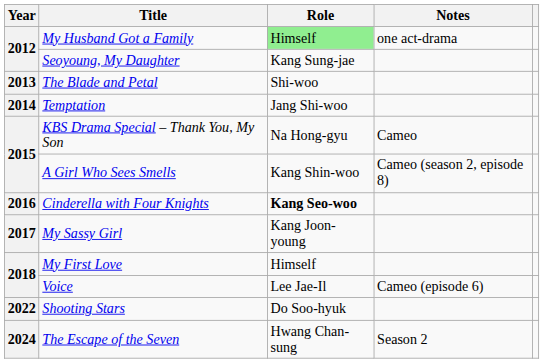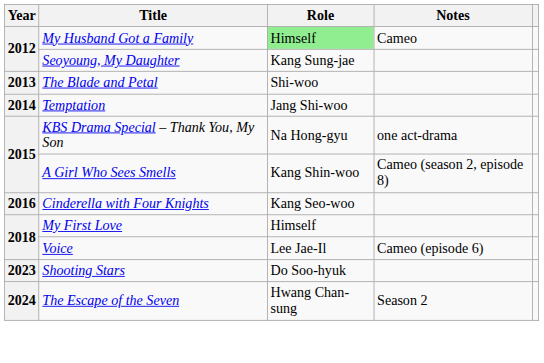(417, 37) one act-drama -> (397, 37) Cameo
(397, 135) Cameo -> (417, 135) one act-drama
(314, 203) bold -> (313, 203) normal
- row: (82, 233)
(22, 308) 2022 -> (22, 270) 2023
